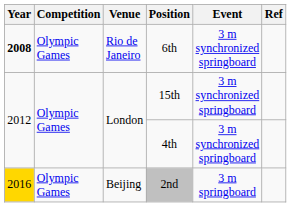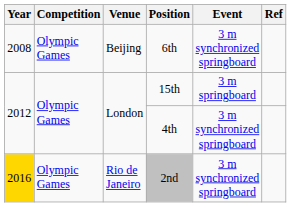(19, 48) bold -> (19, 48) normal
(123, 48) Rio de Janeiro -> (124, 48) Beijing
(227, 96) 3 m synchronized springboard -> (227, 89) 3 m springboard
(124, 185) Beijing -> (123, 178) Rio de Janeiro
(227, 185) 3 m springboard -> (227, 178) 3 m synchronized springboard
